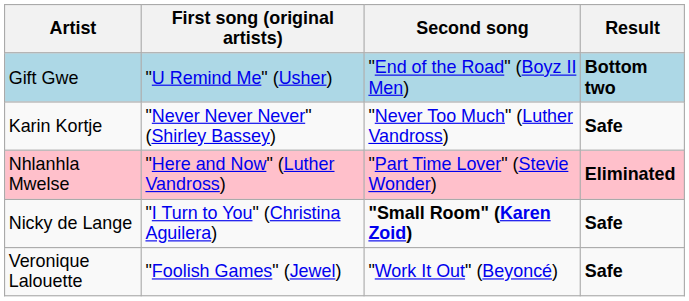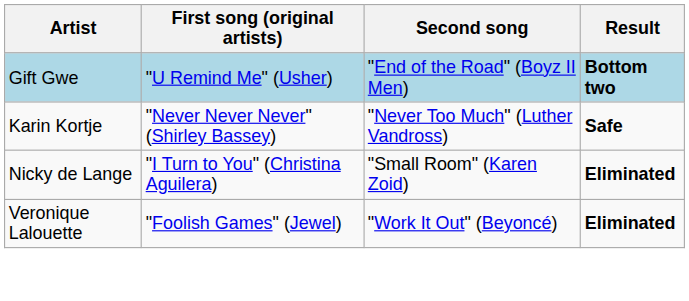- row: (44, 174)
(460, 223) bold -> (452, 174) normal
(604, 223) Safe -> (630, 174) Eliminated
(604, 271) Safe -> (630, 223) Eliminated
